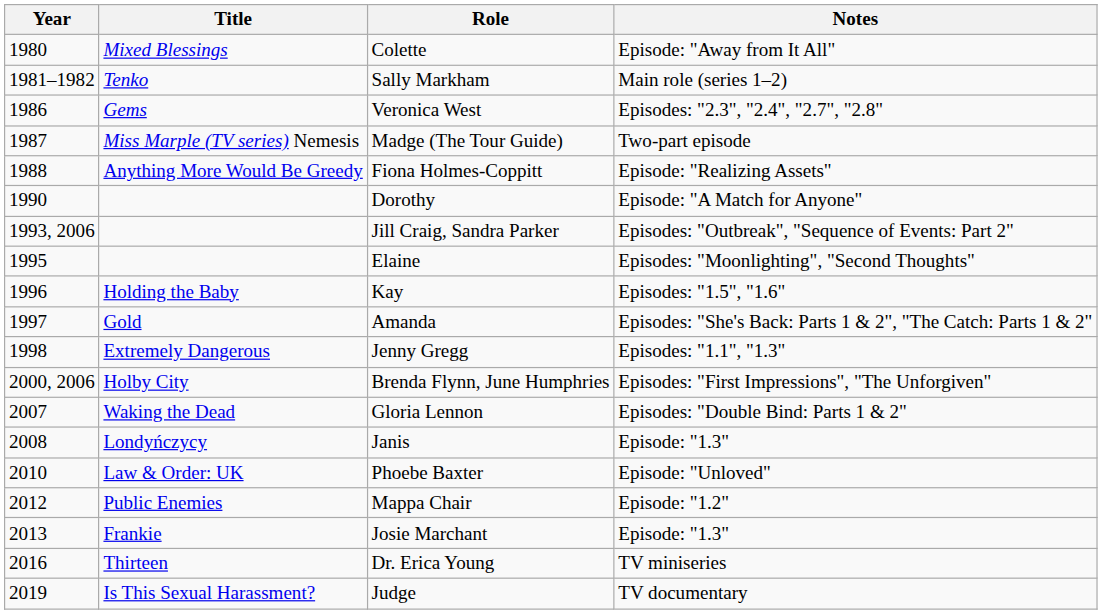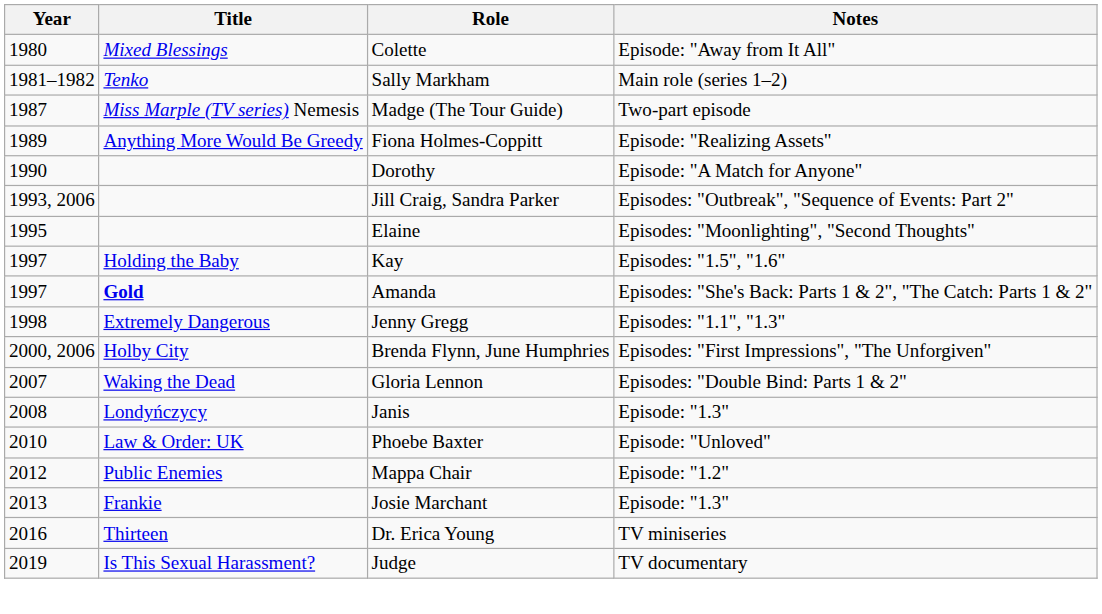- row: (426, 110)
(28, 170) 1988 -> (28, 140) 1989
(28, 291) 1996 -> (28, 261) 1997
(122, 321) normal -> (124, 291) bold
